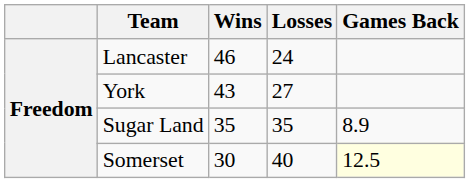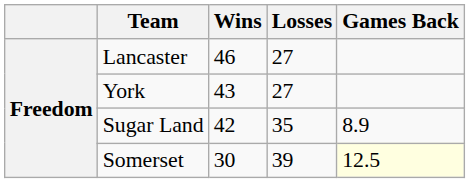(283, 56) 24 -> (283, 56) 27
(225, 125) 35 -> (225, 125) 42
(283, 159) 40 -> (283, 159) 39
